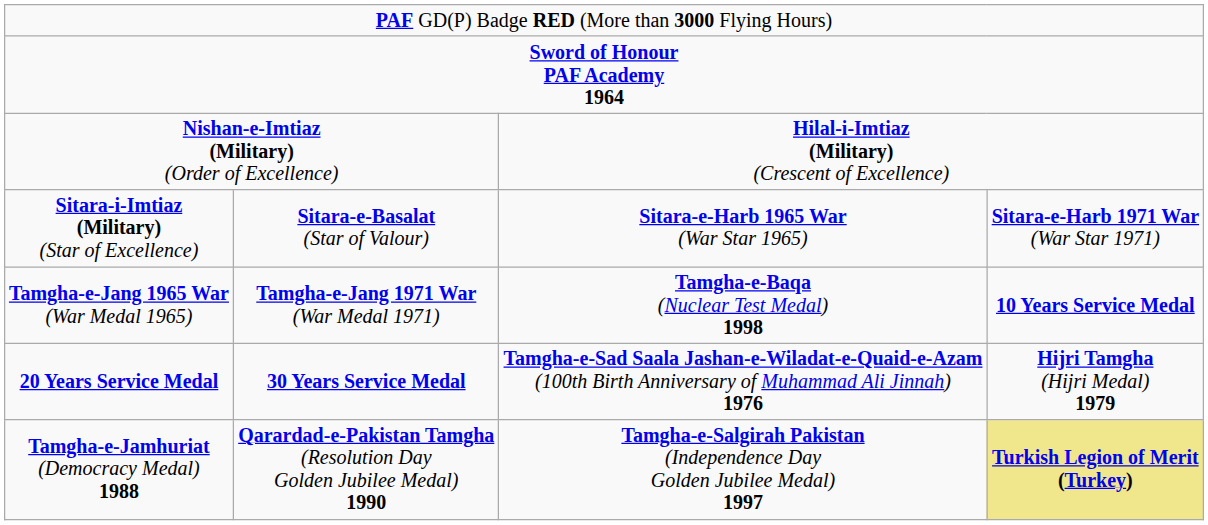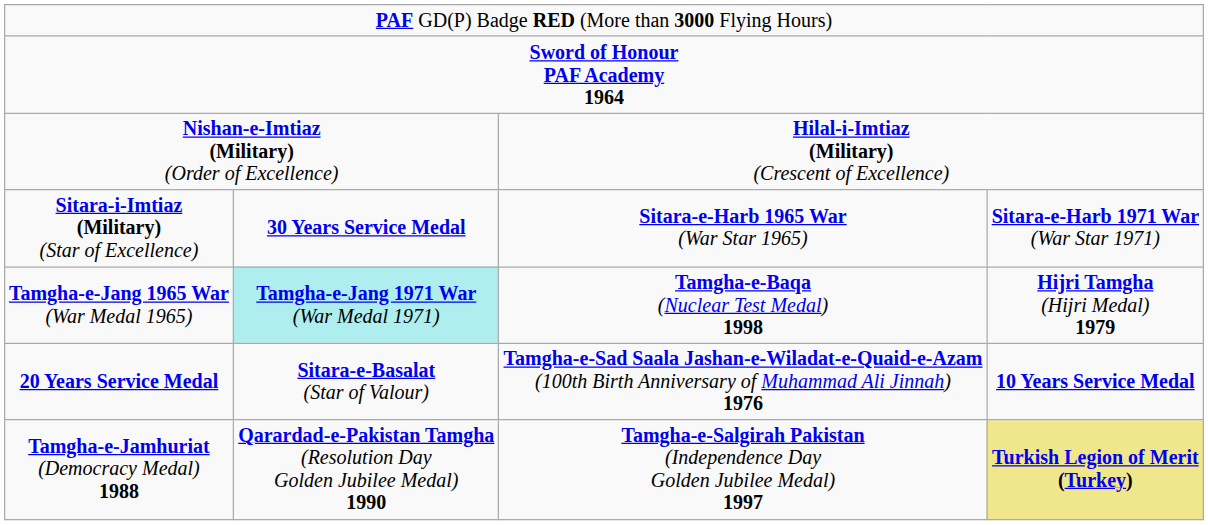(366, 228) Sitara-e-Basalat (Star of Valour) -> (366, 228) 30 Years Service Medal
(366, 304) no background -> (366, 304) paleturquoise background
(1095, 304) 10 Years Service Medal -> (1095, 304) Hijri Tamgha (Hijri Medal) 1979
(366, 381) 30 Years Service Medal -> (366, 381) Sitara-e-Basalat (Star of Valour)
(1095, 381) Hijri Tamgha (Hijri Medal) 1979 -> (1095, 381) 10 Years Service Medal
